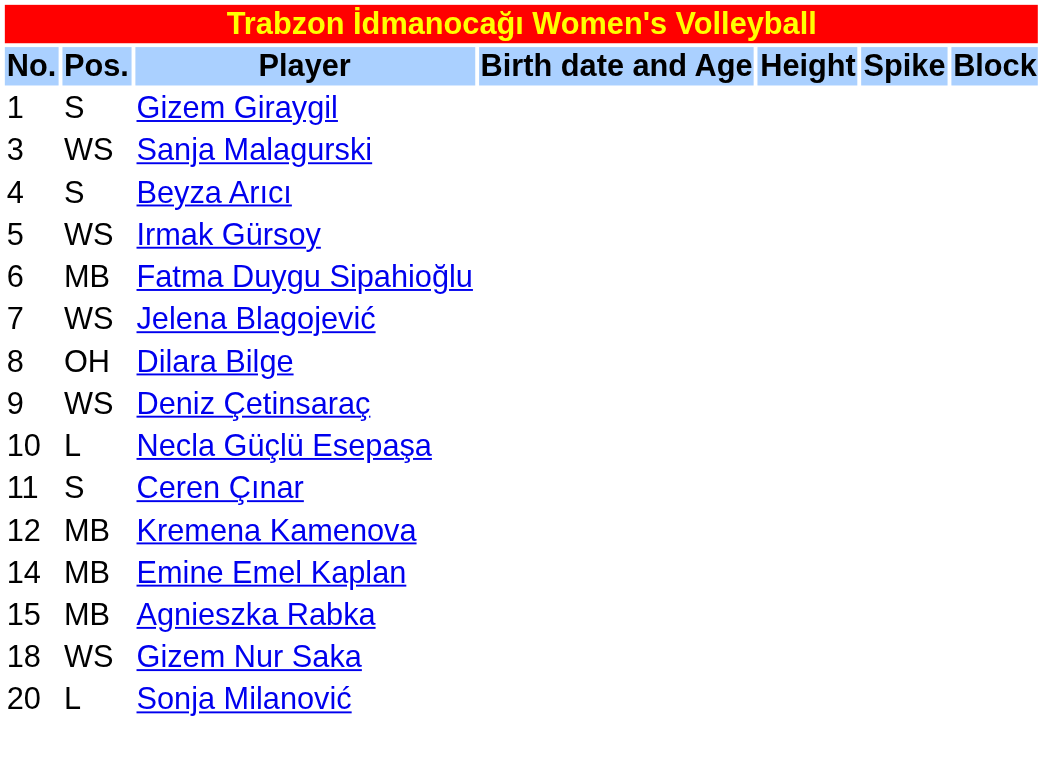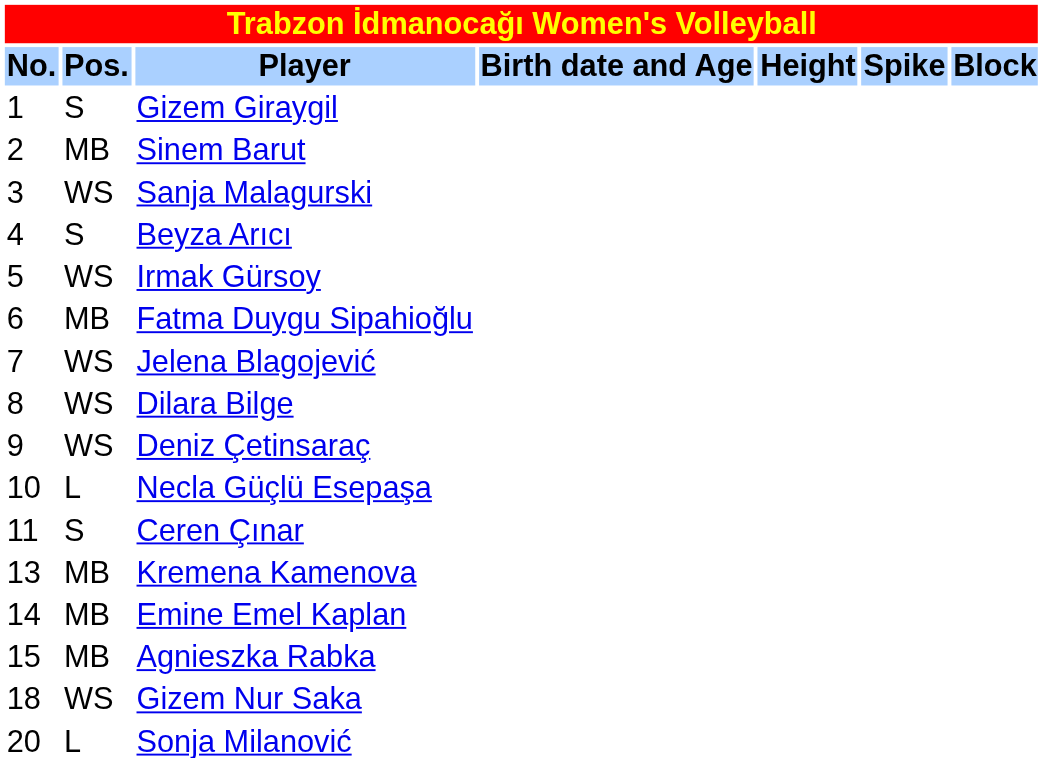+ row: (221, 150)
(87, 361) OH -> (89, 403) WS
(24, 530) 12 -> (24, 572) 13
